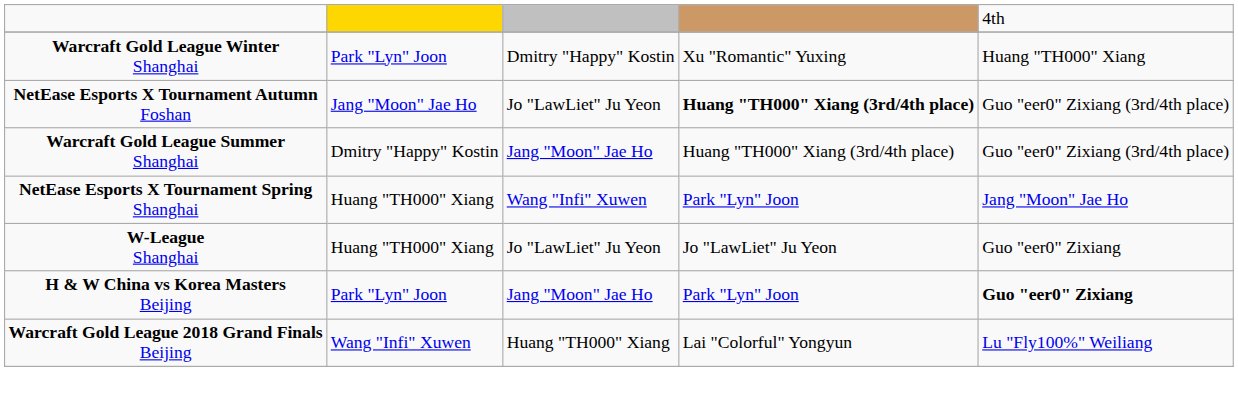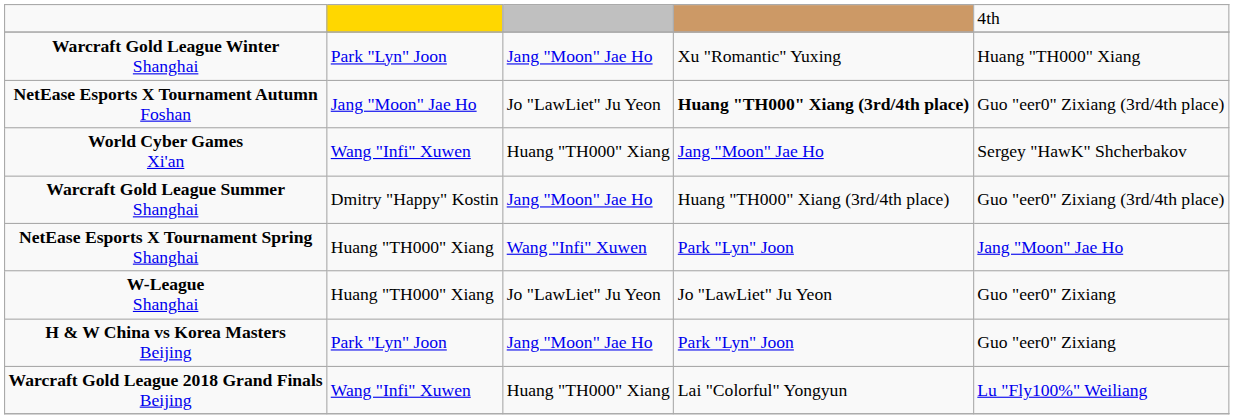(591, 56) Dmitry "Happy" Kostin -> (580, 56) Jang "Moon" Jae Ho
+ row: (166, 151)
(1058, 294) bold -> (1047, 342) normal
